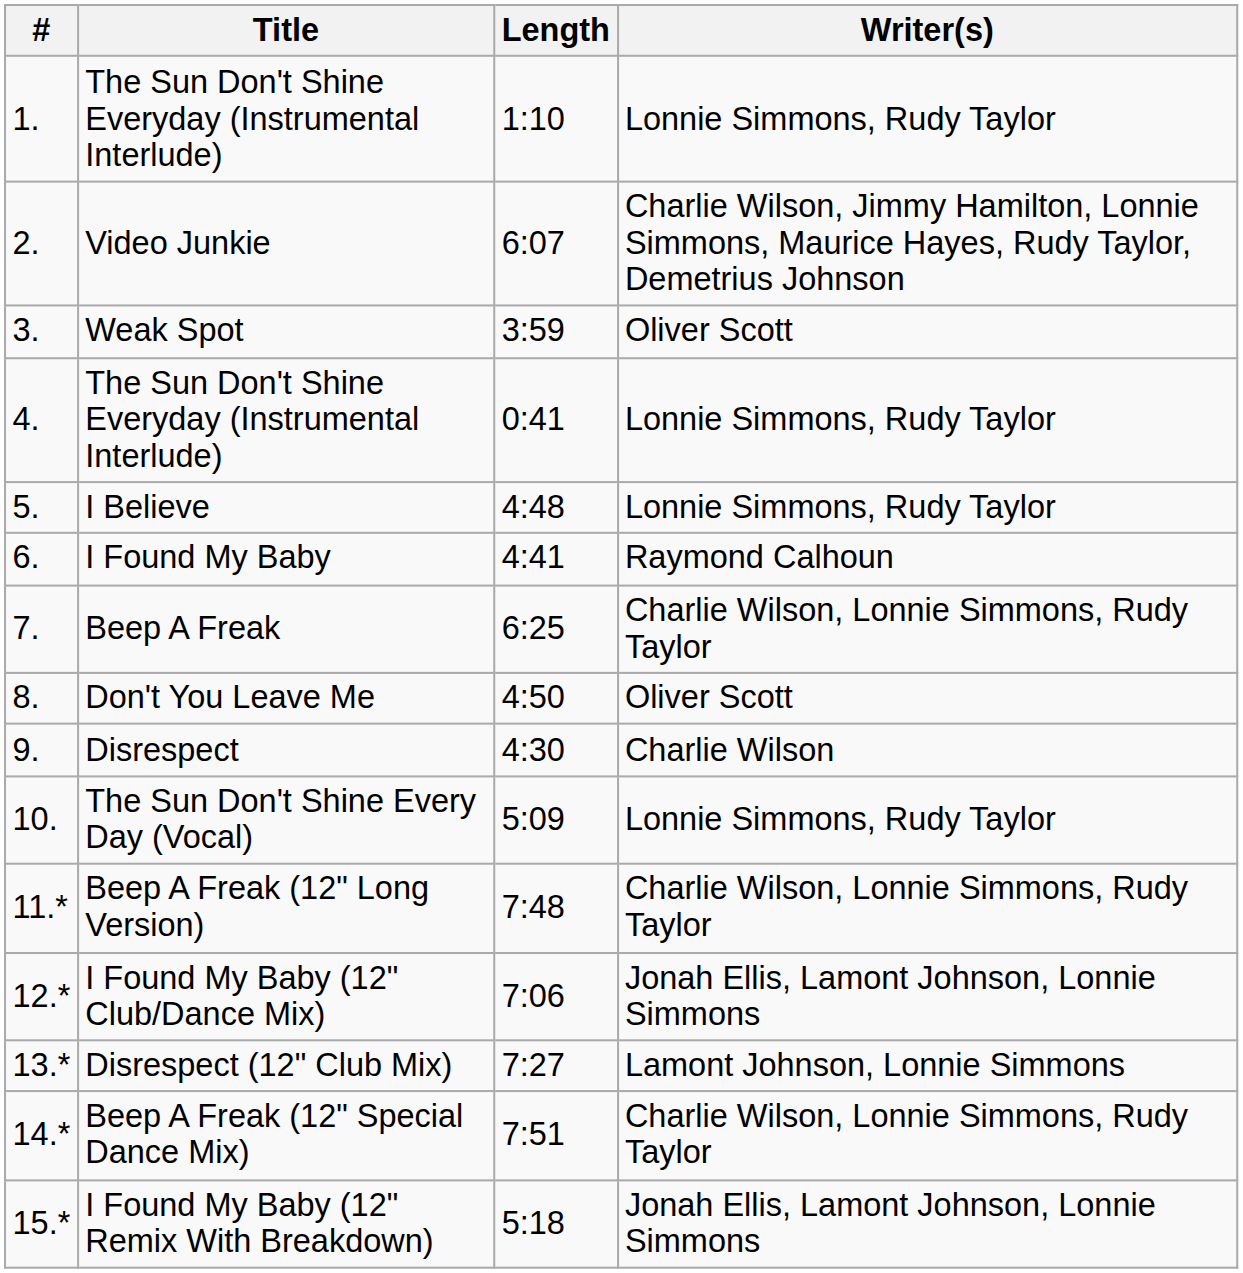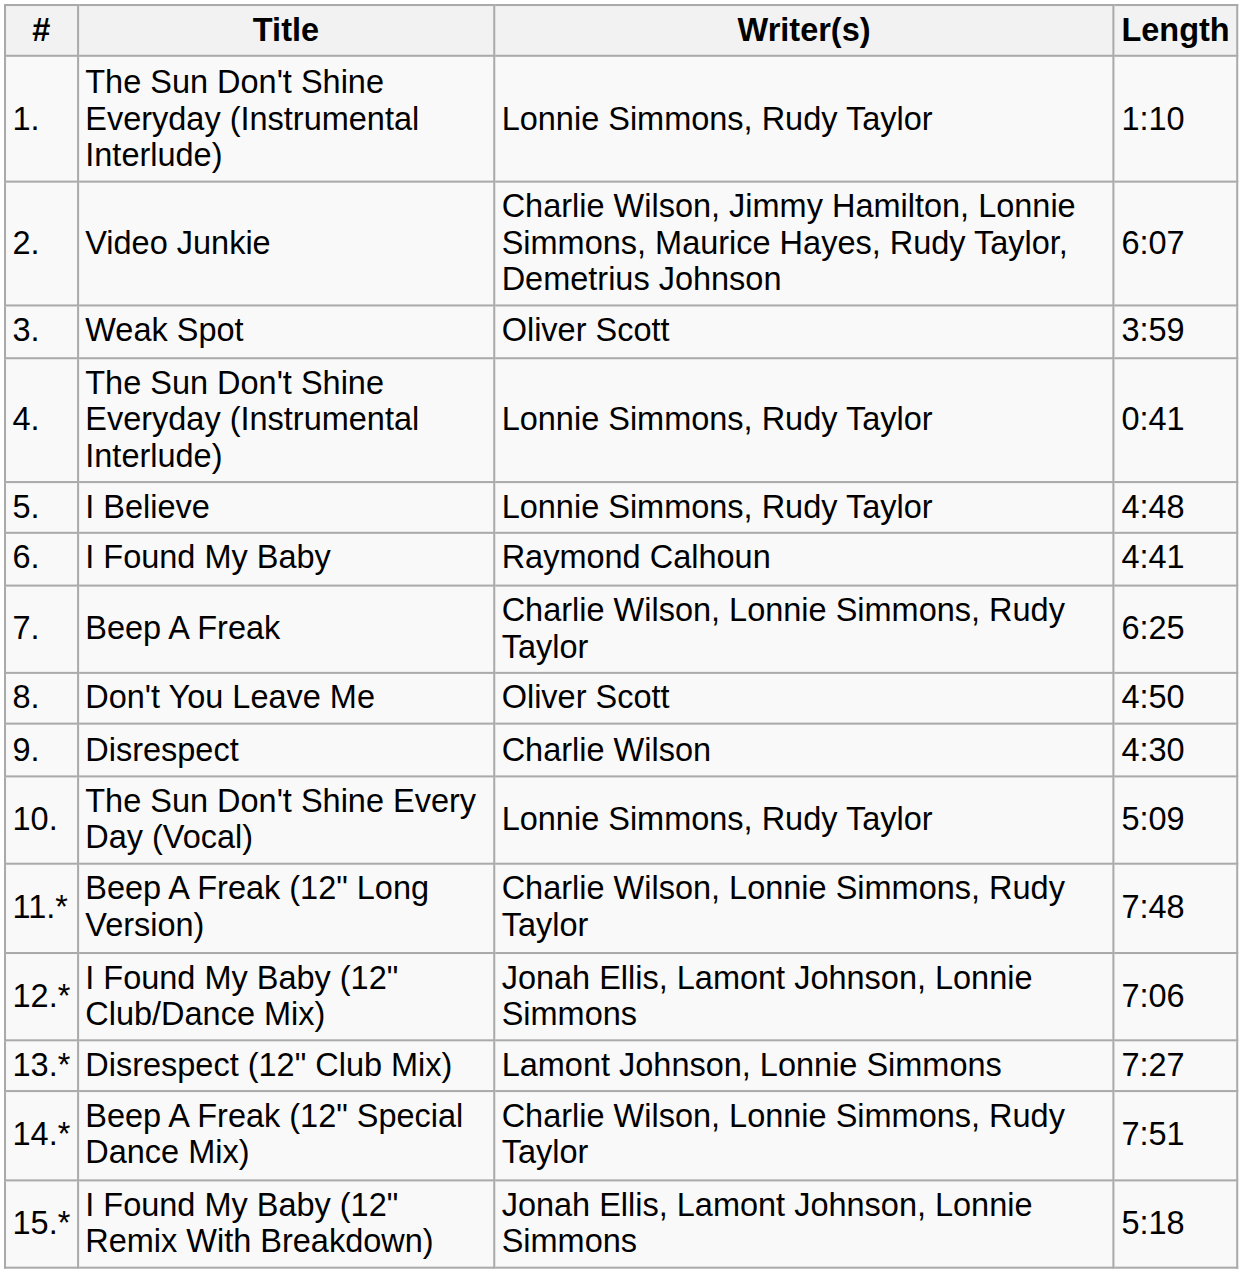columns swapped: (927, 30) <-> (556, 30)
